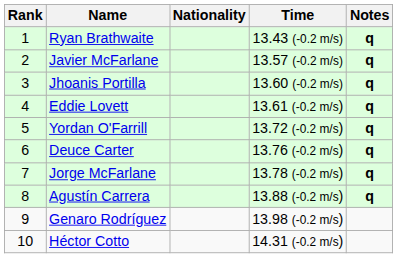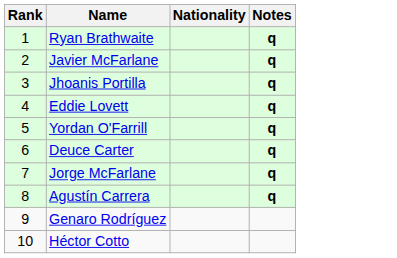- column: (298, 15)
